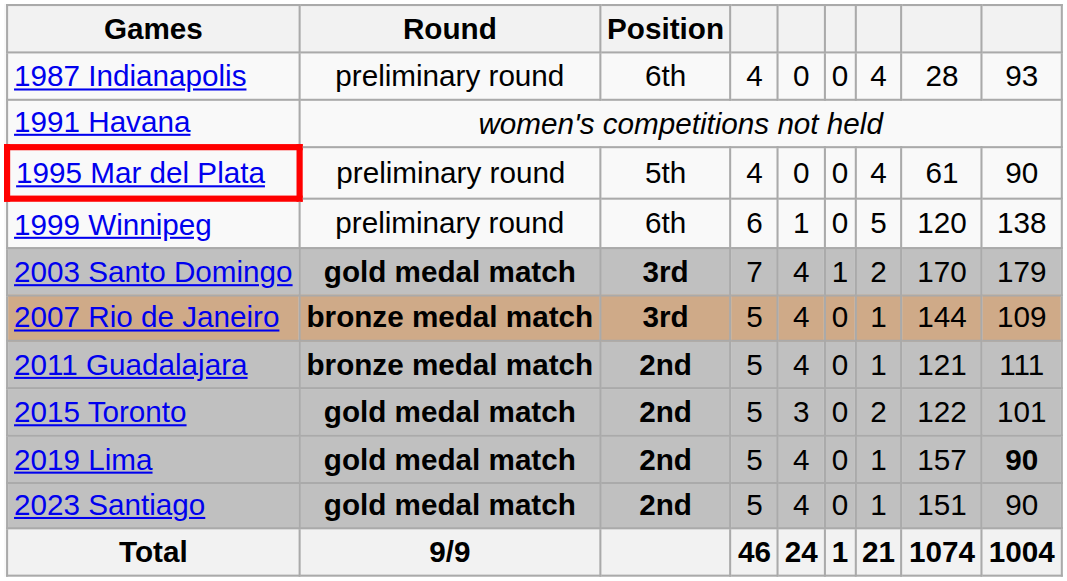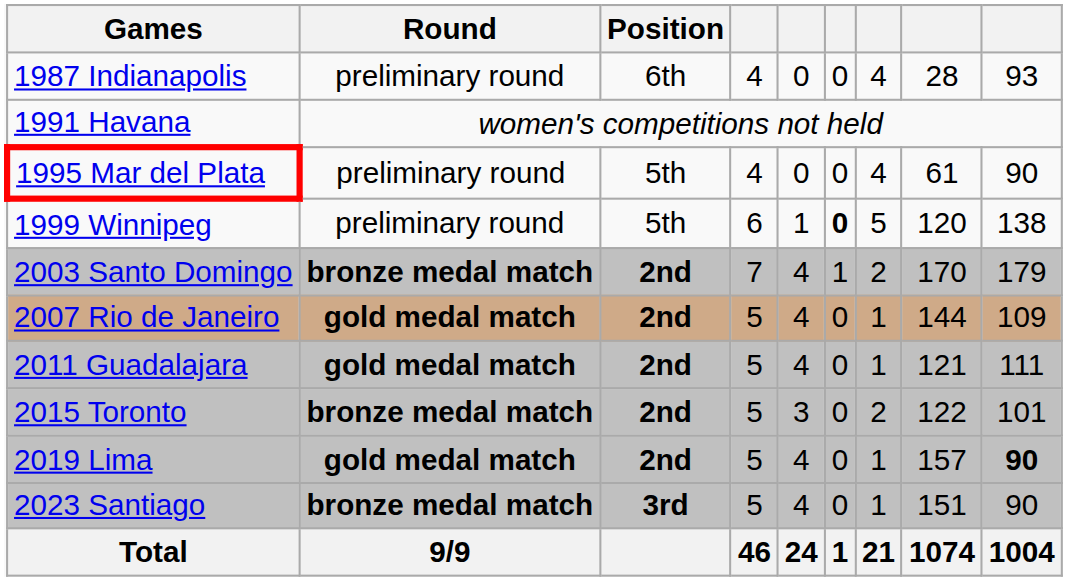(666, 224) 6th -> (666, 224) 5th
(840, 224) normal -> (840, 224) bold
(450, 271) gold medal match -> (450, 271) bronze medal match
(666, 271) 3rd -> (666, 271) 2nd
(450, 318) bronze medal match -> (450, 318) gold medal match
(666, 318) 3rd -> (666, 318) 2nd
(450, 365) bronze medal match -> (450, 365) gold medal match
(450, 412) gold medal match -> (450, 412) bronze medal match
(450, 506) gold medal match -> (450, 506) bronze medal match
(666, 506) 2nd -> (666, 506) 3rd
